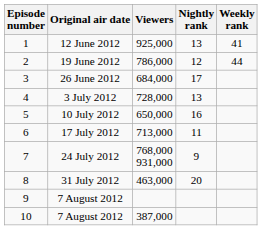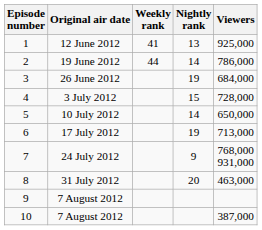columns swapped: (154, 19) <-> (237, 19)
(196, 61) 12 -> (194, 61) 14
(196, 79) 17 -> (194, 79) 19
(196, 97) 13 -> (194, 97) 15
(196, 114) 16 -> (194, 114) 14
(196, 132) 11 -> (194, 132) 19
